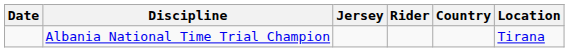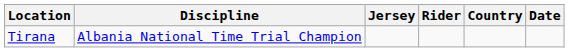columns swapped: (23, 15) <-> (529, 15)
